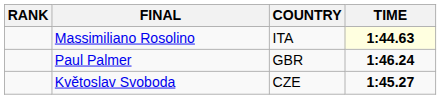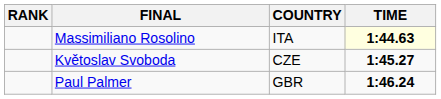rows swapped: (115, 82) <-> (93, 60)
